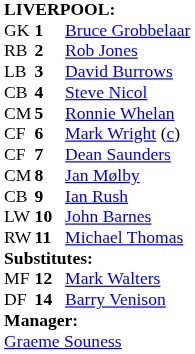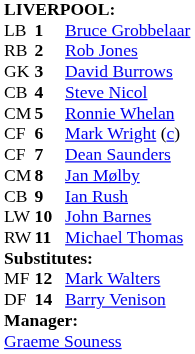(17, 30) GK -> (15, 30) LB
(15, 71) LB -> (17, 71) GK
